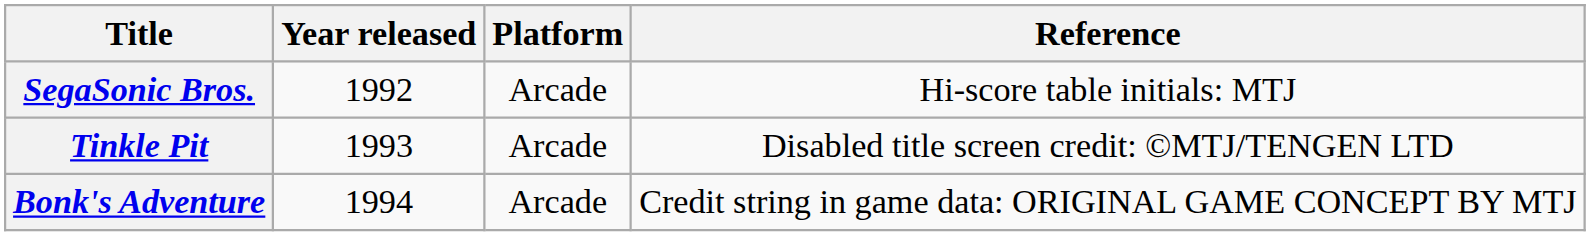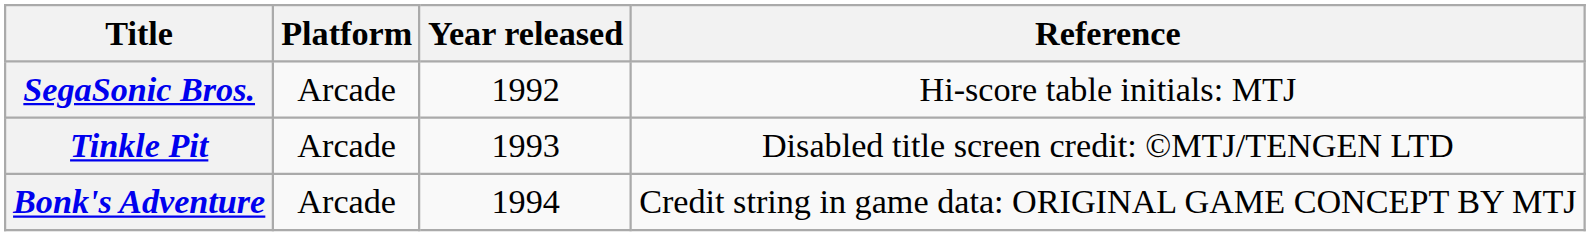columns swapped: (379, 32) <-> (558, 32)
